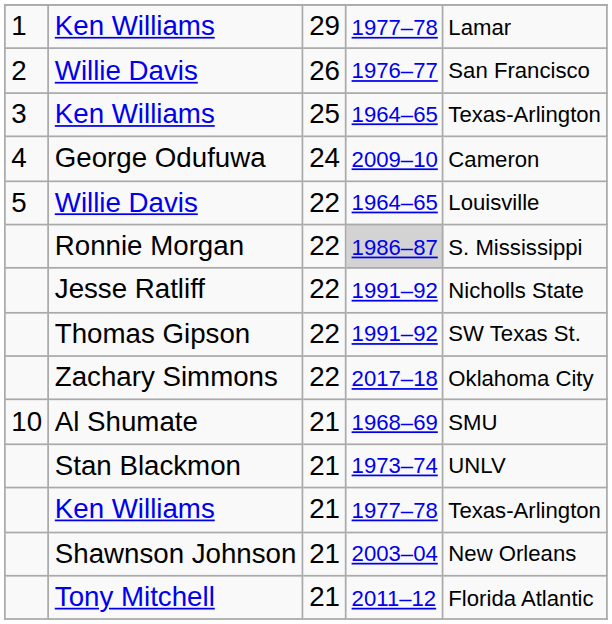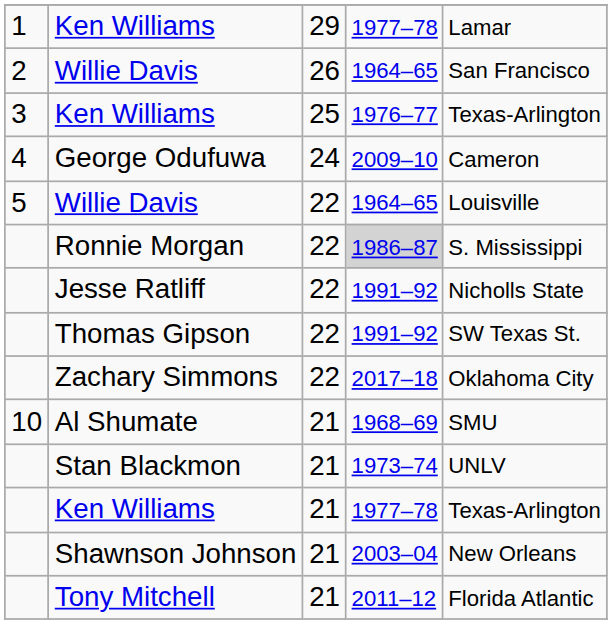(395, 71) 1976–77 -> (395, 71) 1964–65
(395, 115) 1964–65 -> (395, 115) 1976–77
